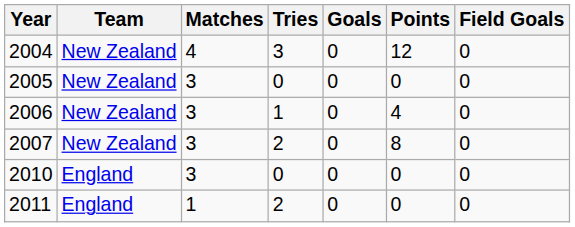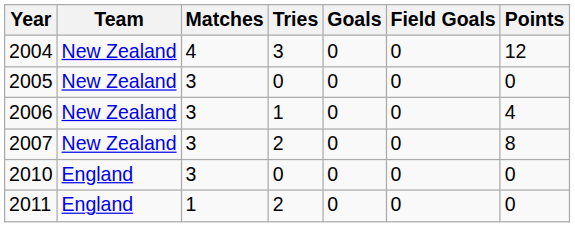columns swapped: (512, 19) <-> (420, 19)
